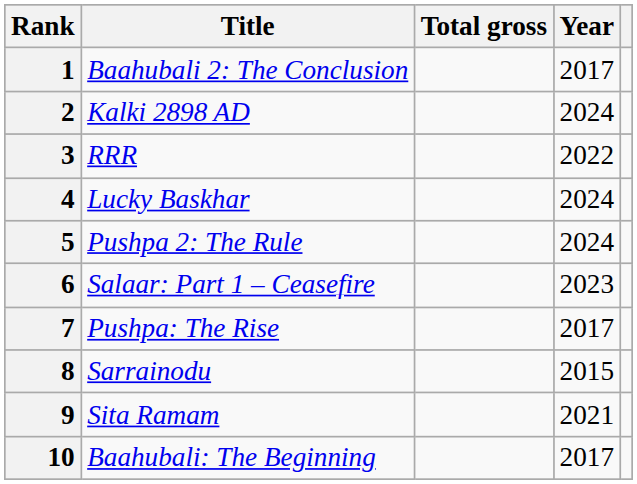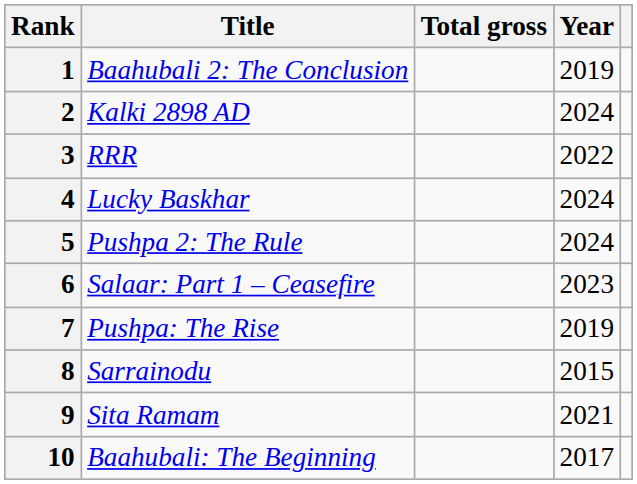(587, 69) 2017 -> (587, 69) 2019
(587, 328) 2017 -> (587, 328) 2019
